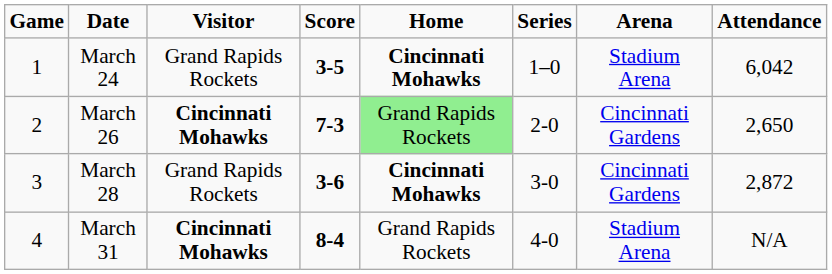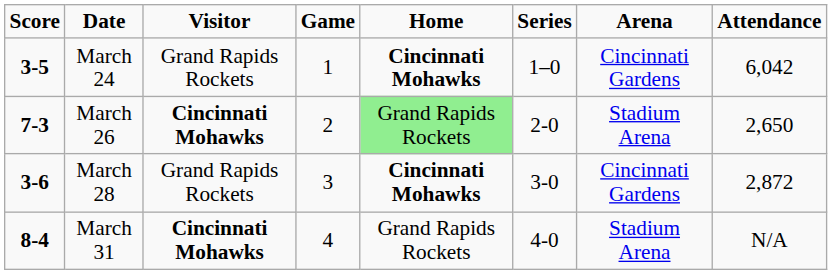columns swapped: (37, 21) <-> (330, 21)
(645, 67) Stadium Arena -> (645, 67) Cincinnati Gardens
(645, 124) Cincinnati Gardens -> (645, 124) Stadium Arena
